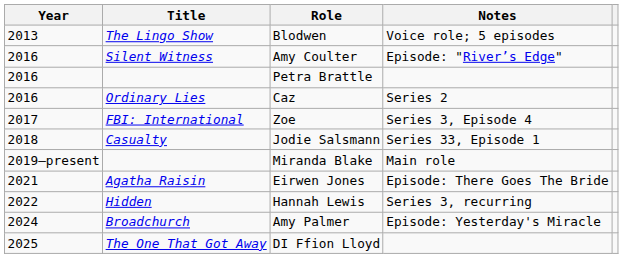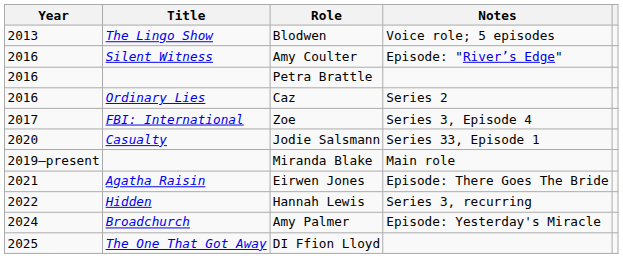(23, 139) 2018 -> (23, 139) 2020
